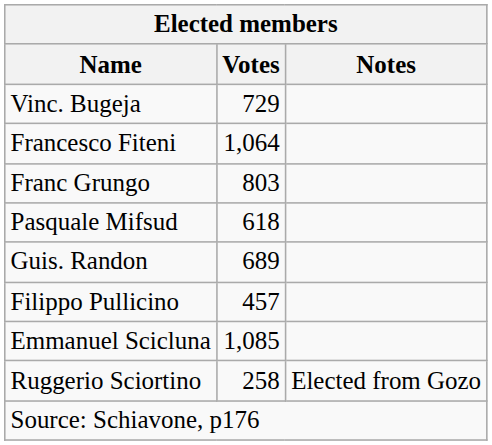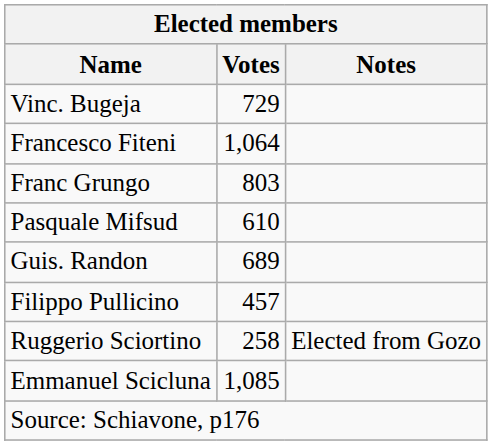(261, 222) 618 -> (261, 222) 610
rows swapped: (111, 340) <-> (106, 380)
